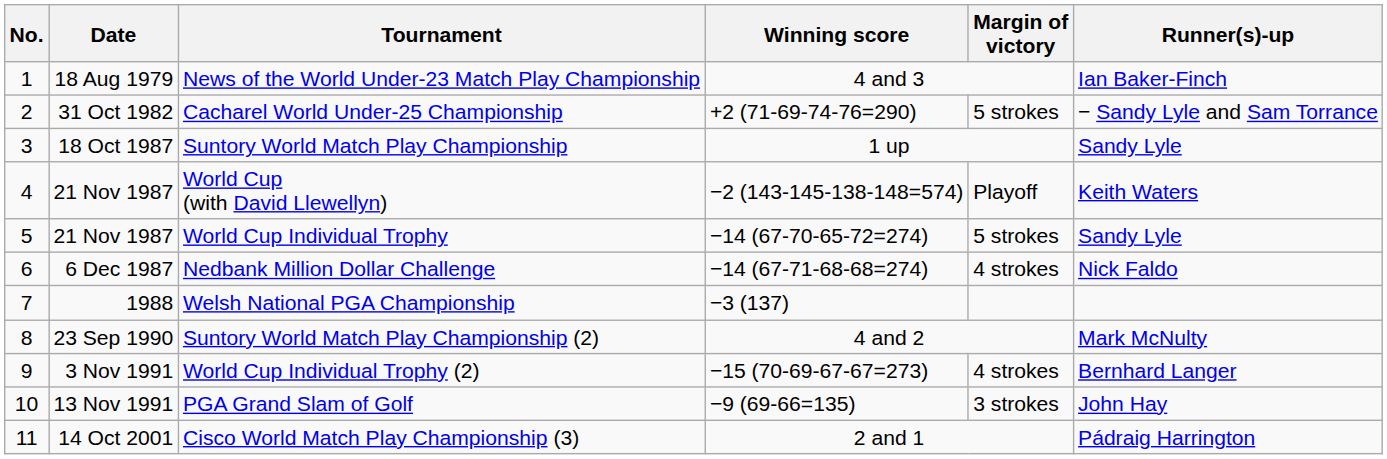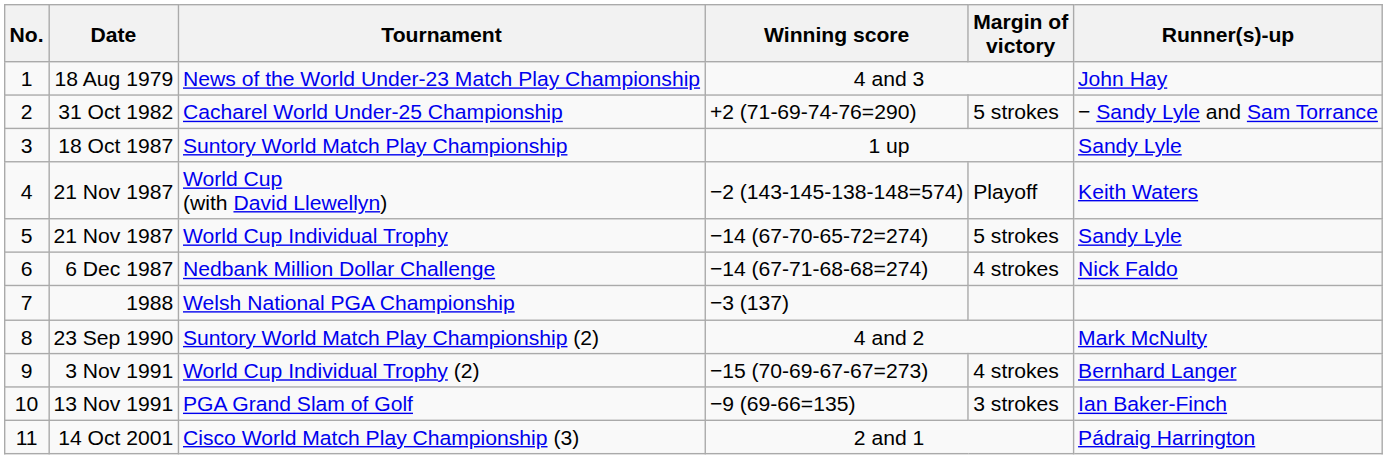(1153, 79) Ian Baker-Finch -> (1123, 79) John Hay
(1123, 403) John Hay -> (1153, 403) Ian Baker-Finch
